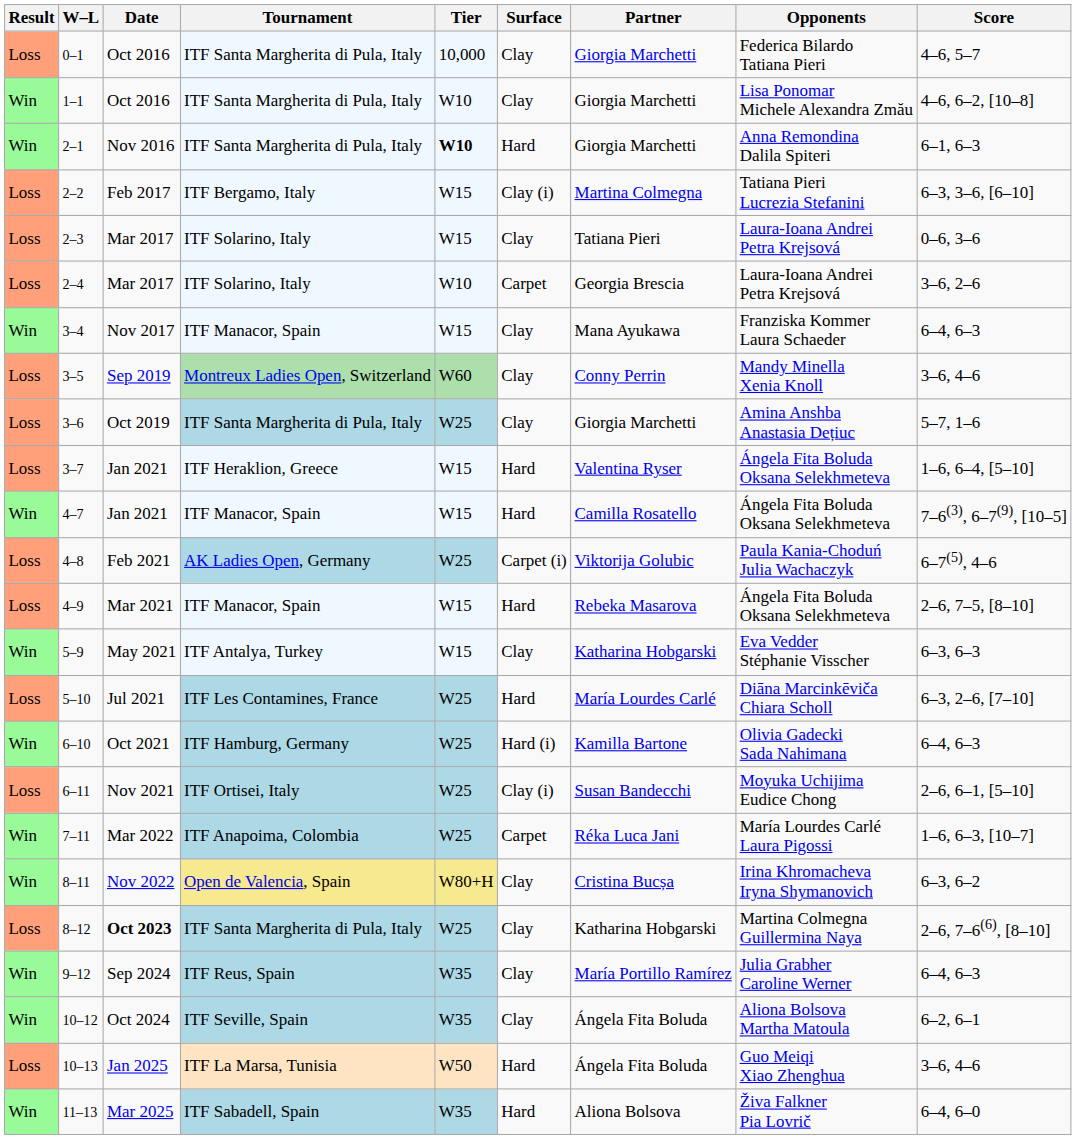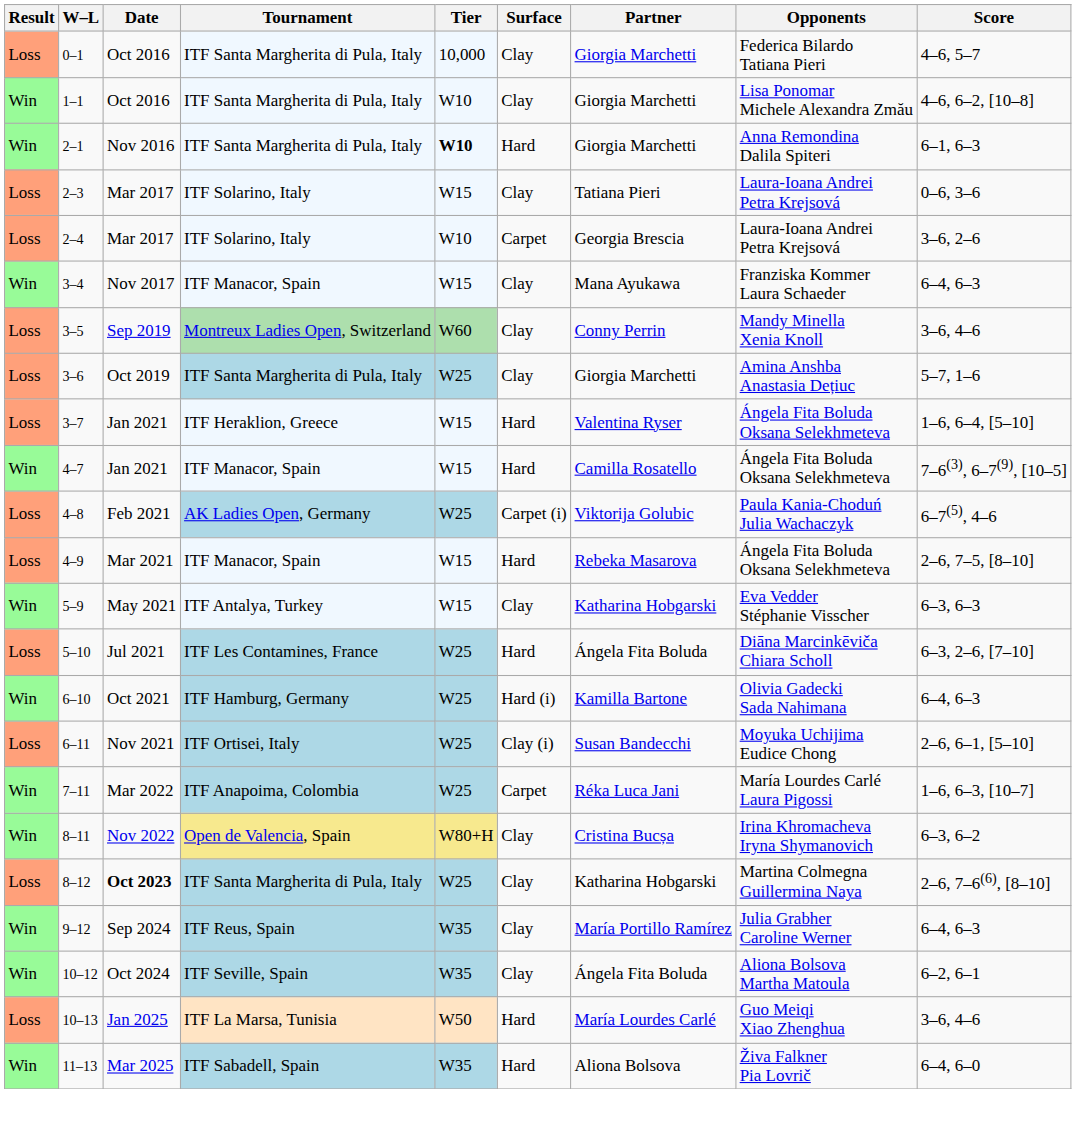- row: (73, 193)
(645, 698) María Lourdes Carlé -> (641, 652) Ángela Fita Boluda
(641, 1065) Ángela Fita Boluda -> (645, 1019) María Lourdes Carlé
